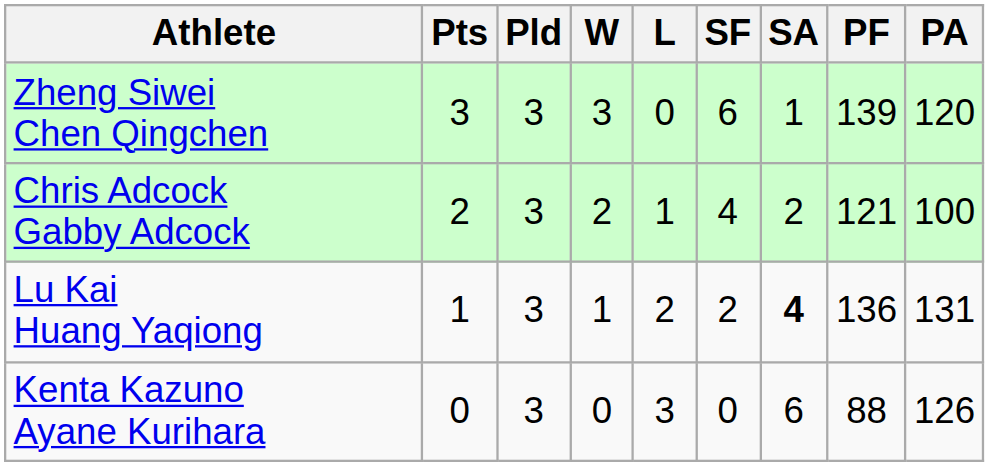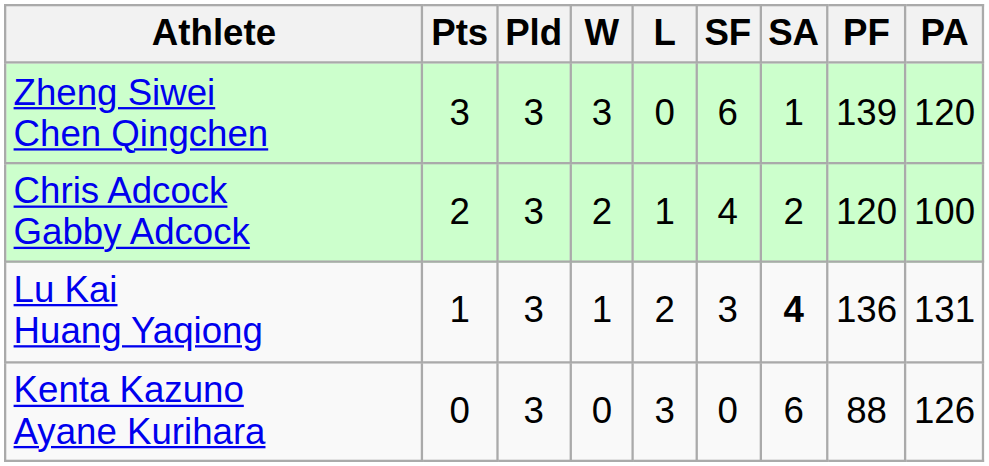(867, 211) 121 -> (867, 211) 120
(728, 310) 2 -> (728, 310) 3
